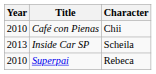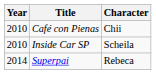(17, 45) 2013 -> (17, 45) 2010
(17, 61) 2010 -> (17, 61) 2014
